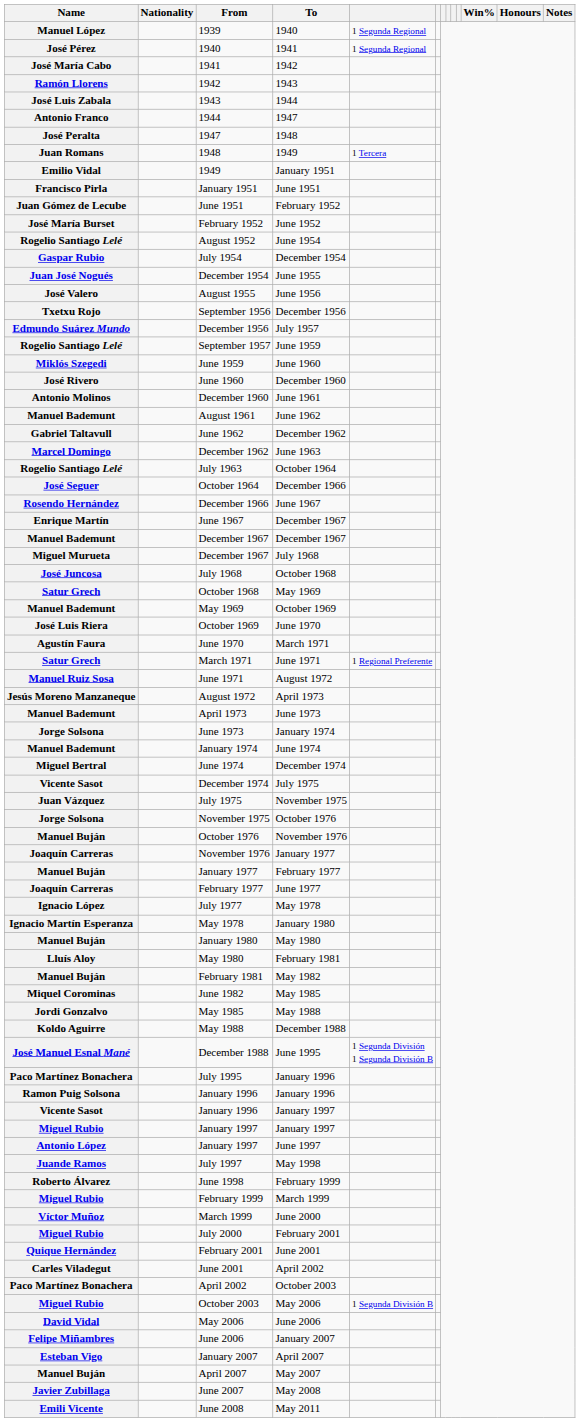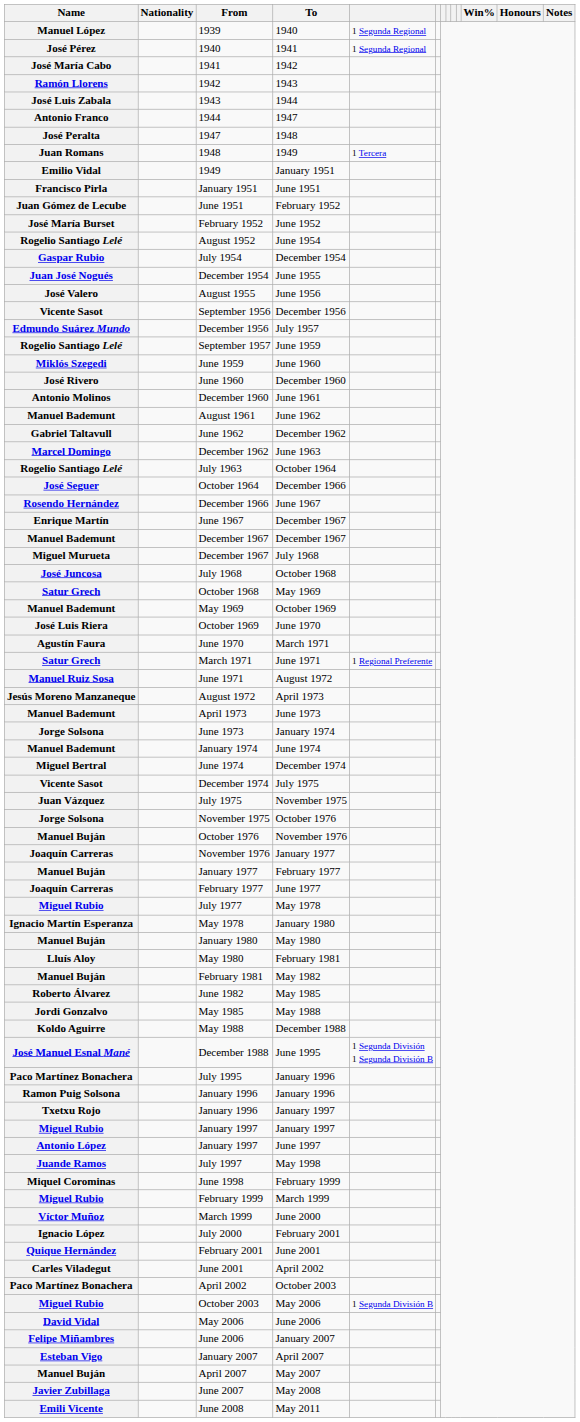(71, 310) Txetxu Rojo -> (71, 310) Vicente Sasot
(71, 906) Ignacio López -> (71, 906) Miguel Rubio
(71, 993) Miquel Corominas -> (71, 993) Roberto Álvarez
(71, 1111) Vicente Sasot -> (71, 1111) Txetxu Rojo
(71, 1181) Roberto Álvarez -> (71, 1181) Miquel Corominas
(71, 1233) Miguel Rubio -> (71, 1233) Ignacio López
